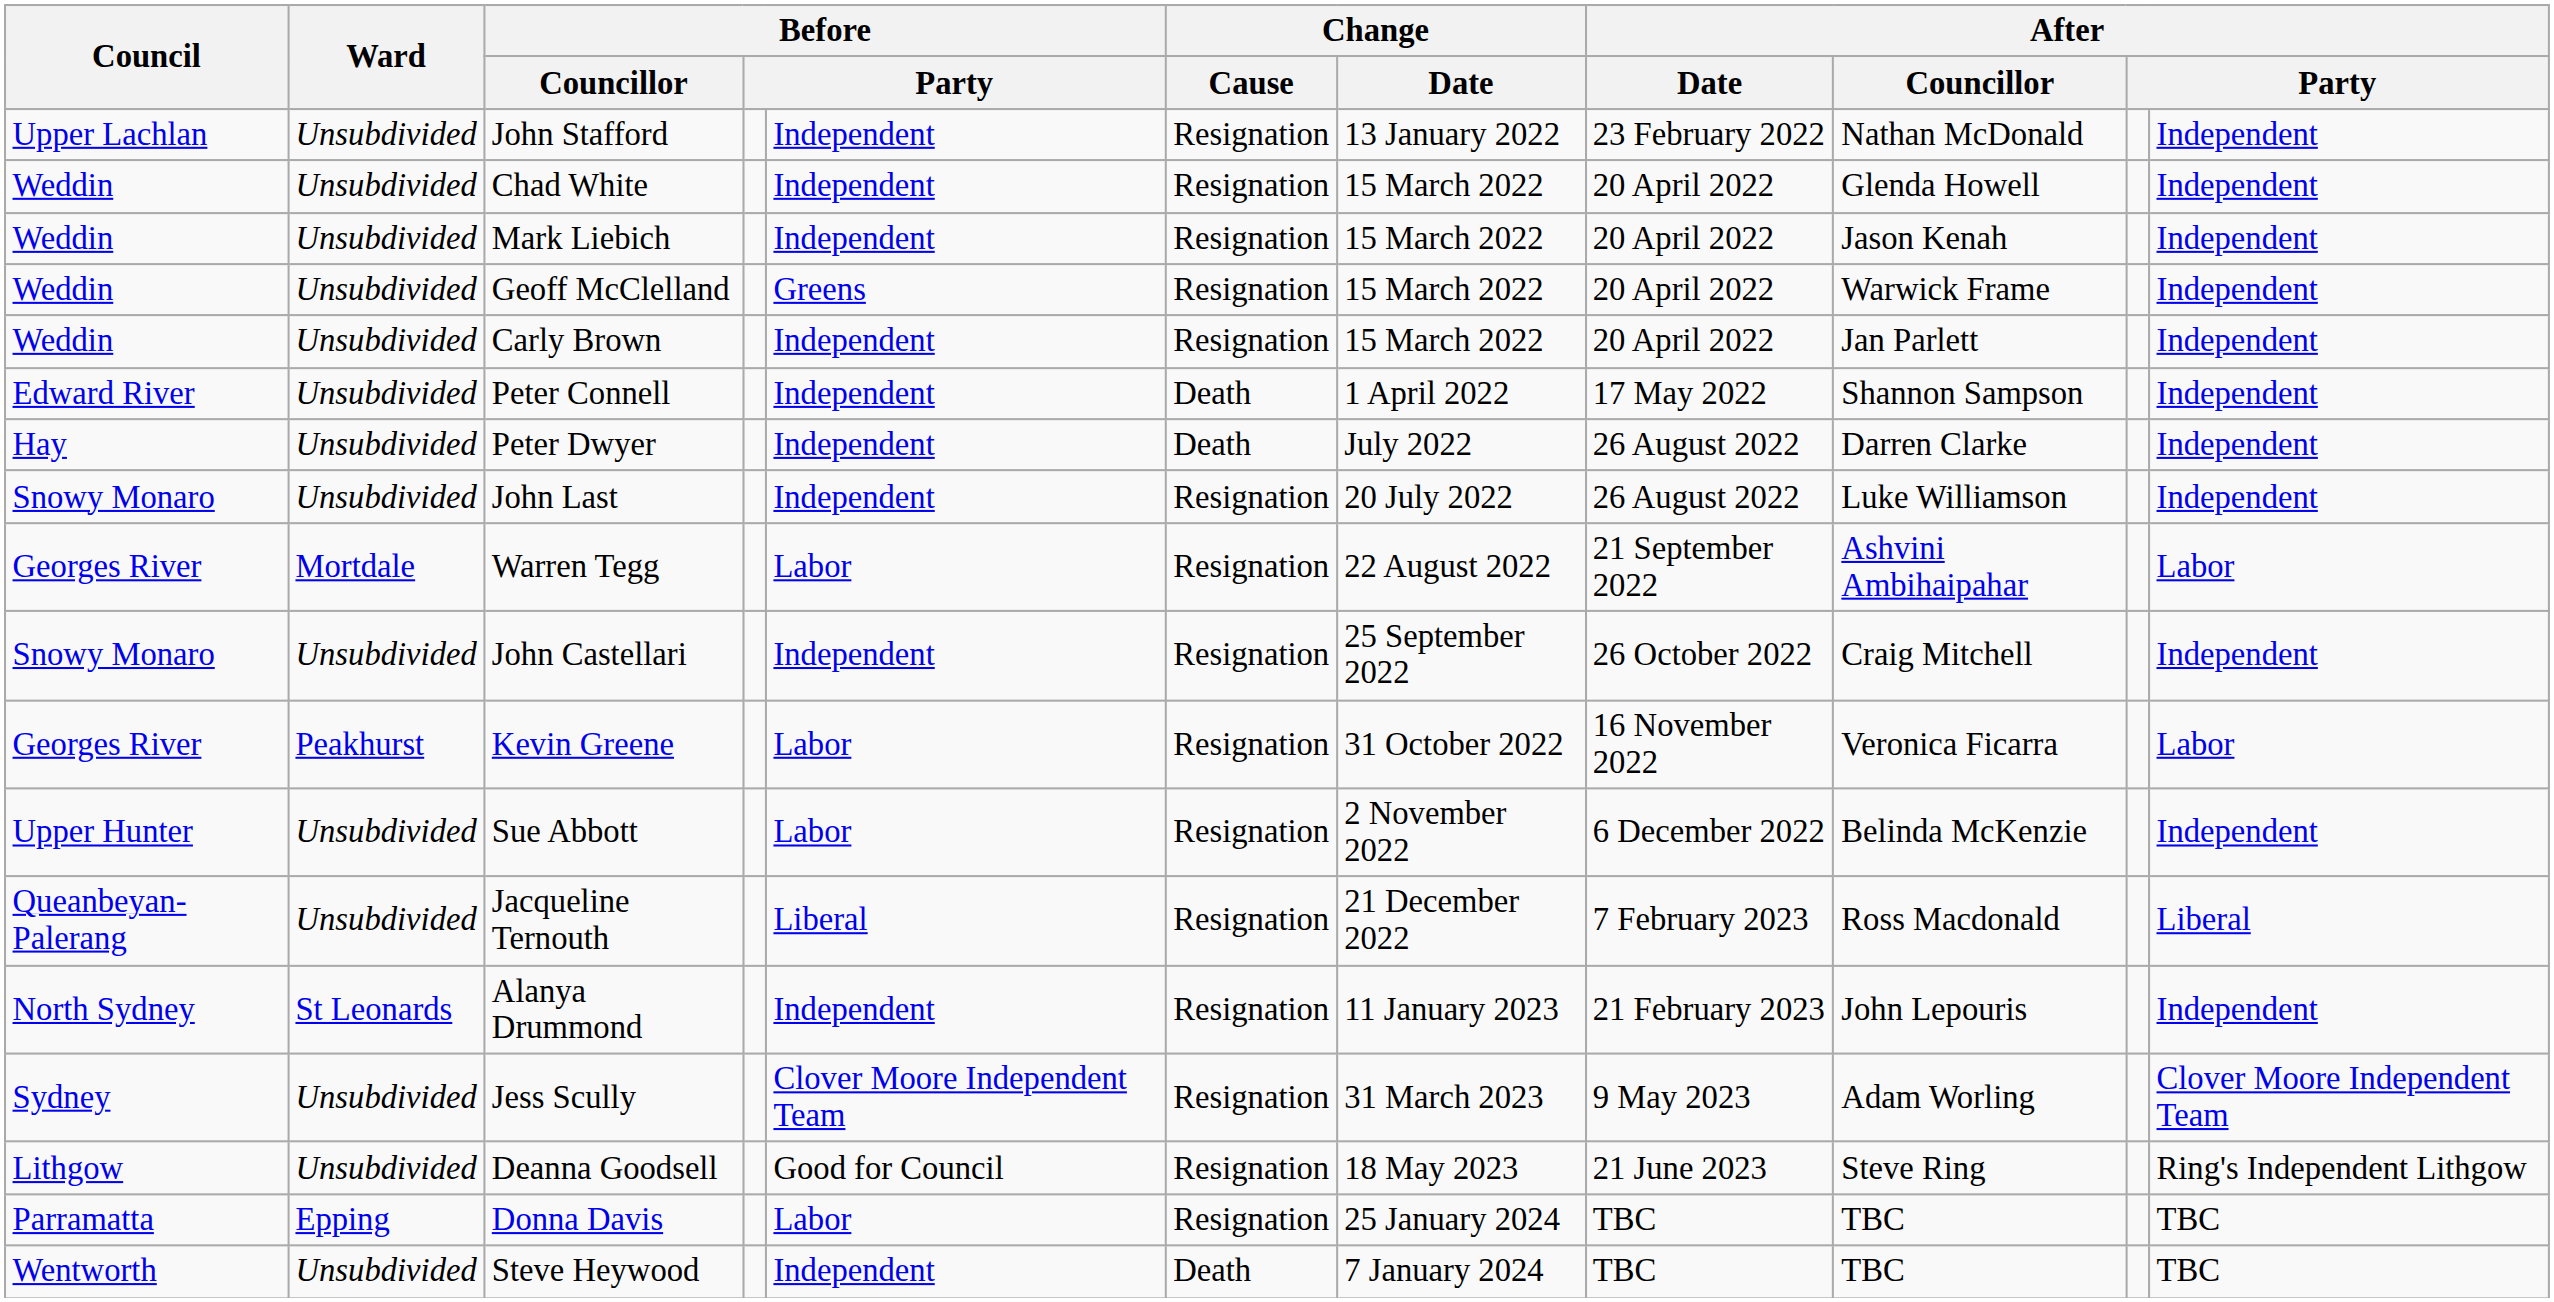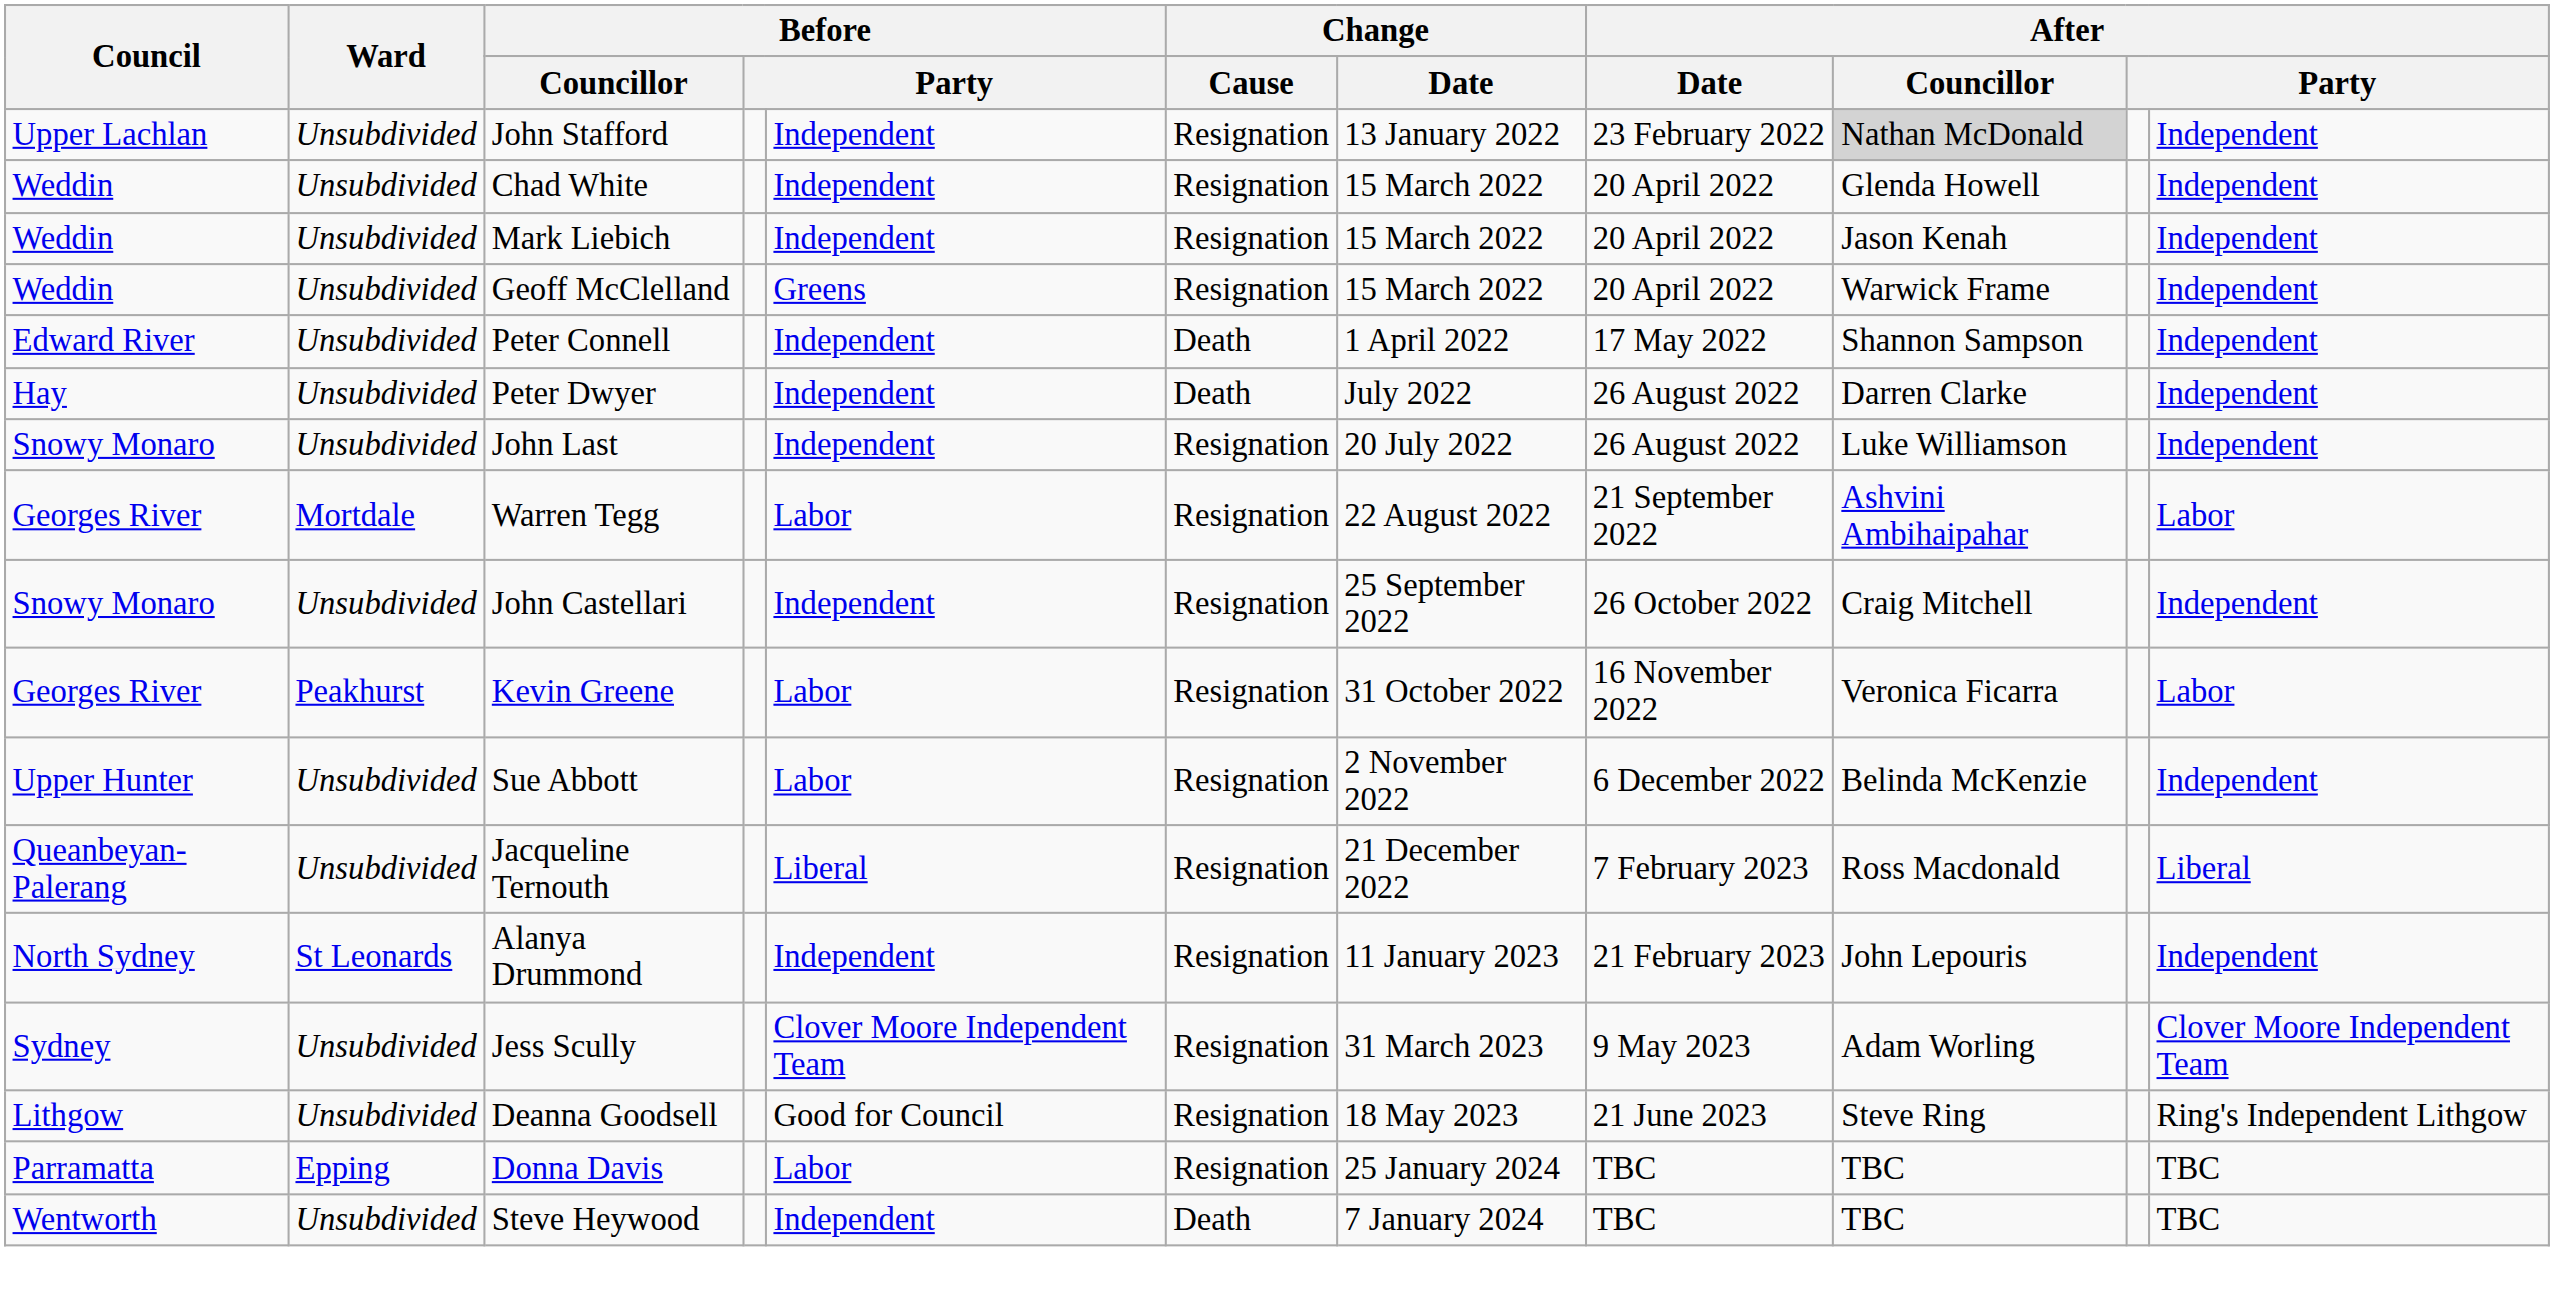(1962, 133) no background -> (1962, 133) lightgrey background
- row: (577, 340)
